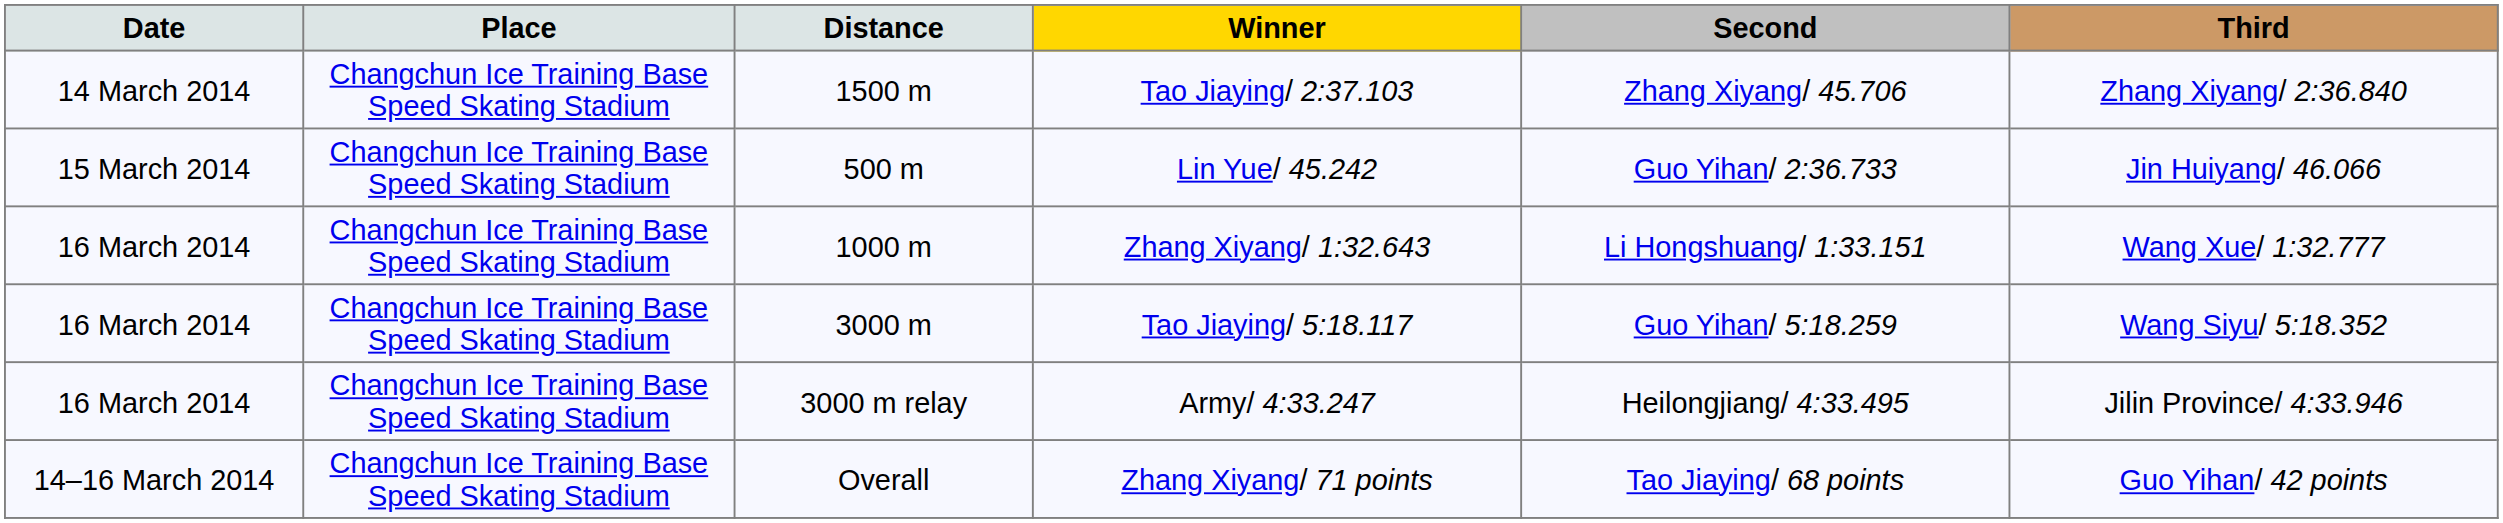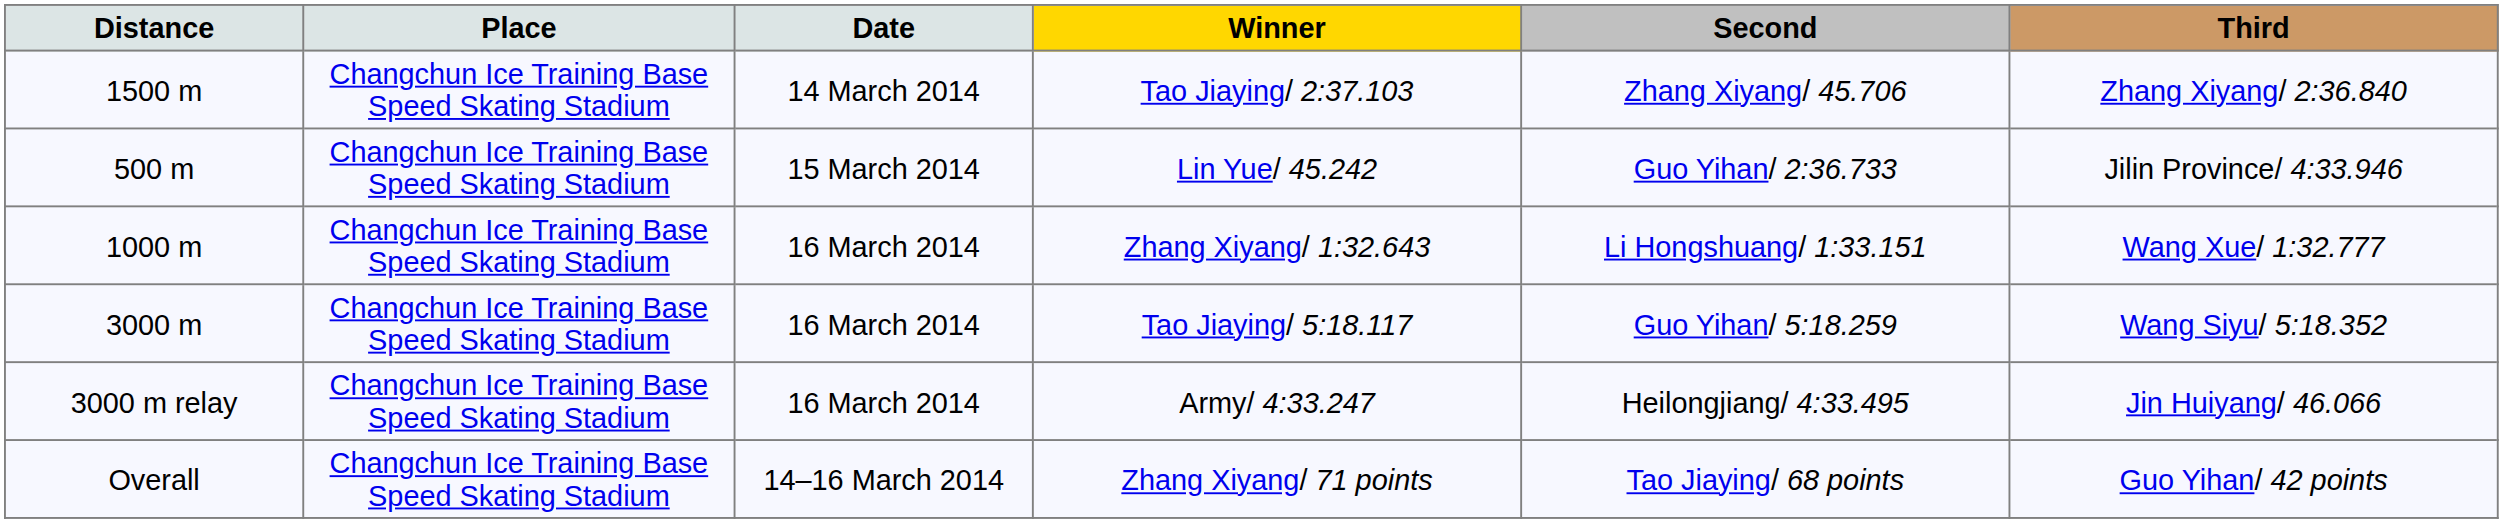columns swapped: (154, 28) <-> (884, 28)
(2254, 167) Jin Huiyang/ 46.066 -> (2254, 167) Jilin Province/ 4:33.946
(2254, 401) Jilin Province/ 4:33.946 -> (2254, 401) Jin Huiyang/ 46.066
